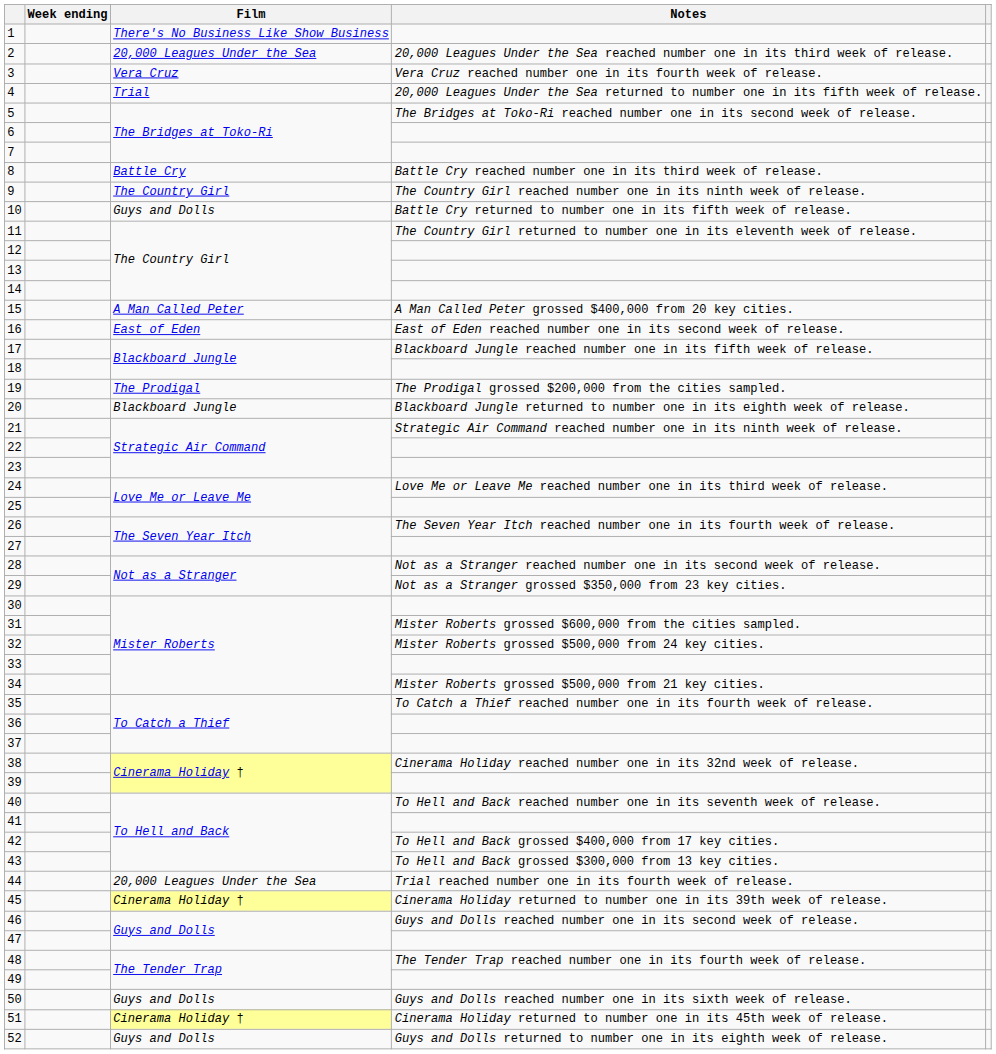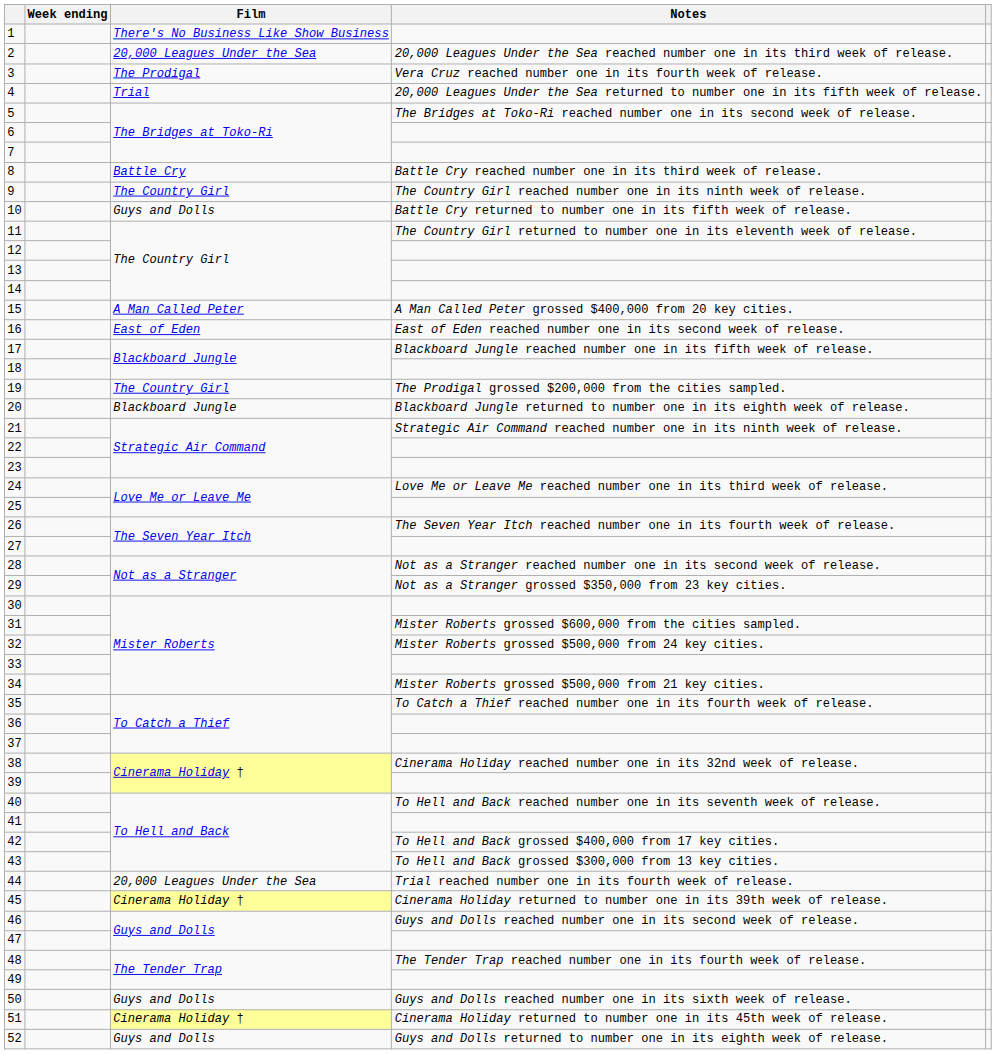(146, 73) Vera Cruz -> (157, 73) The Prodigal
(157, 389) The Prodigal -> (171, 389) The Country Girl
